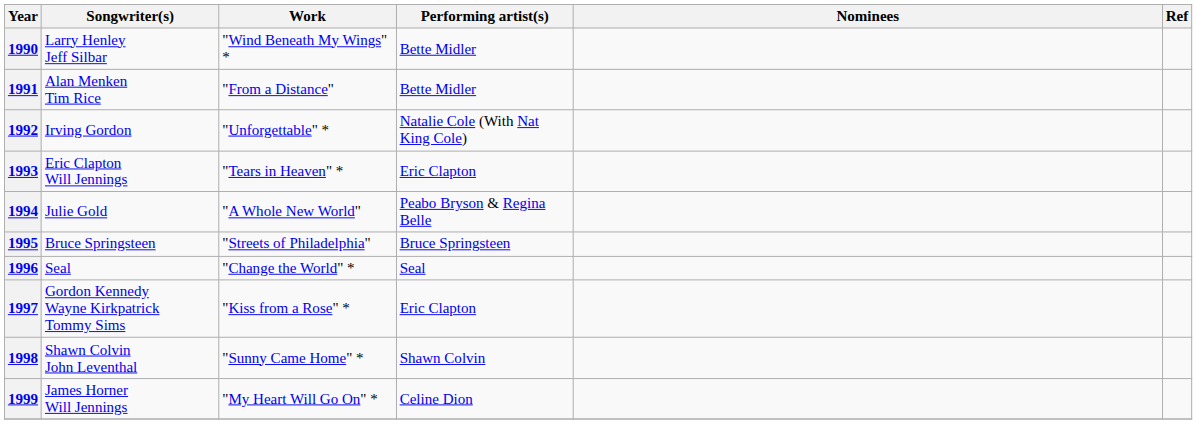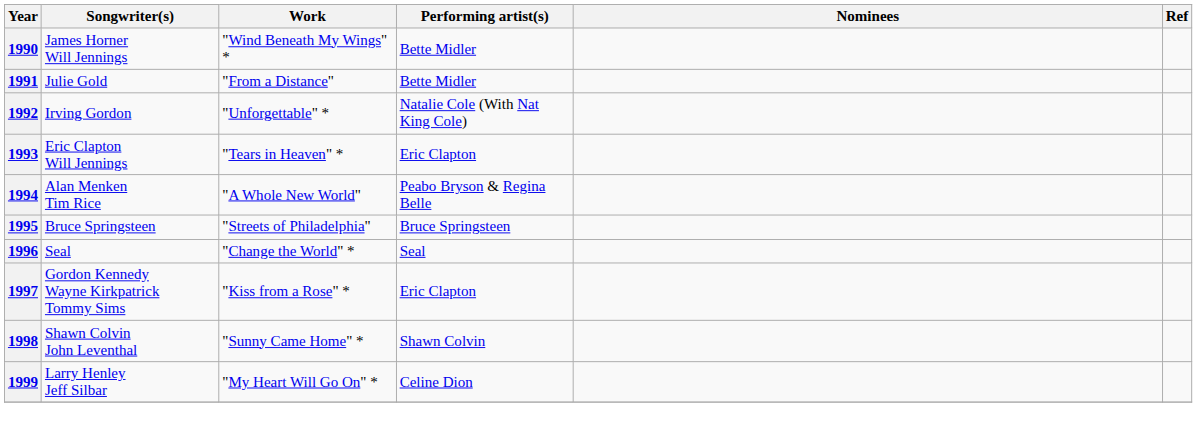(85, 48) Larry Henley Jeff Silbar -> (87, 48) James Horner Will Jennings
(86, 89) Alan Menken Tim Rice -> (76, 81) Julie Gold
(76, 211) Julie Gold -> (86, 194) Alan Menken Tim Rice
(87, 398) James Horner Will Jennings -> (85, 381) Larry Henley Jeff Silbar
